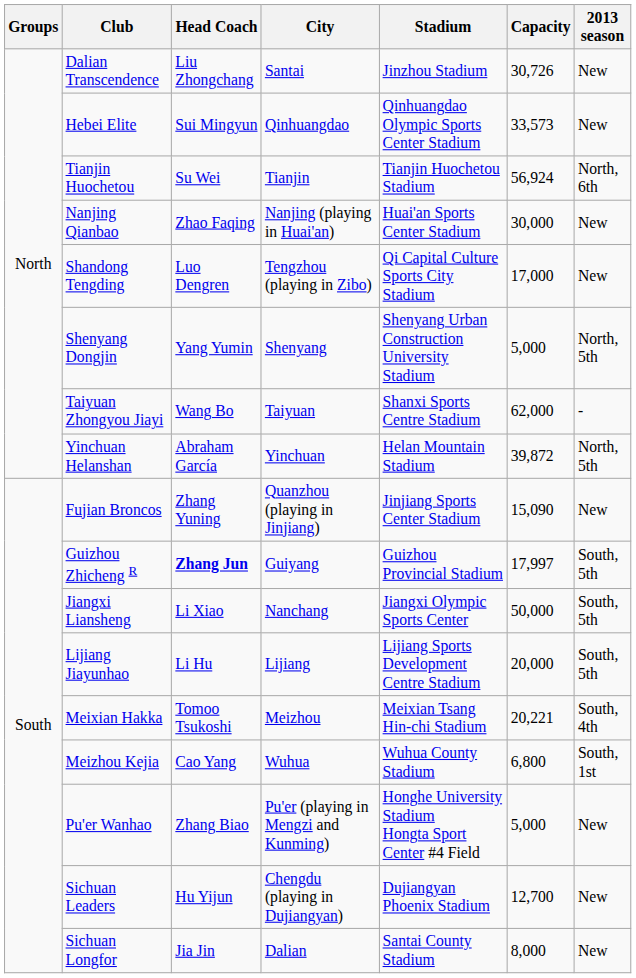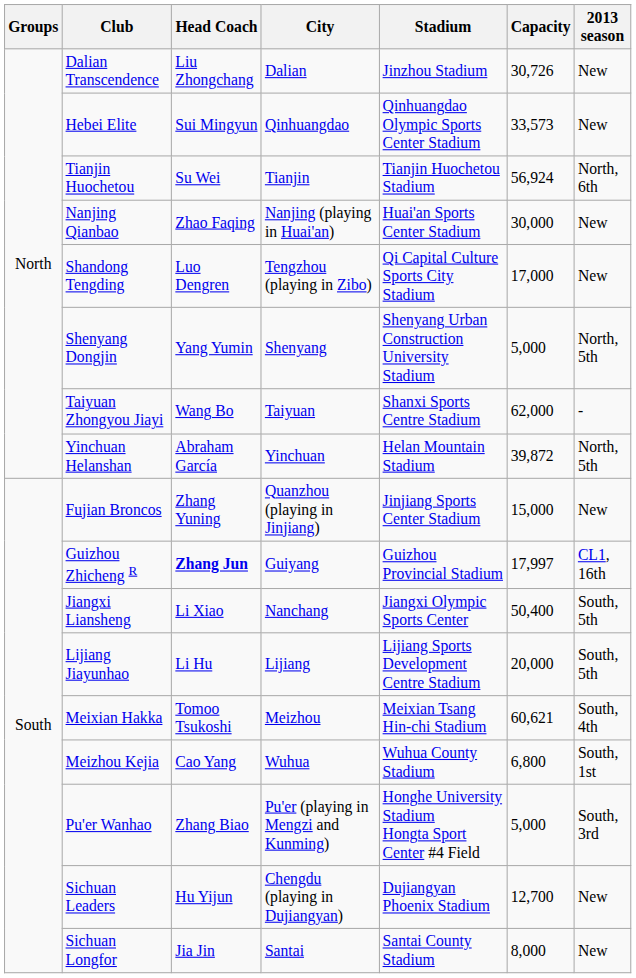(284, 71) Santai -> (286, 71) Dalian
(532, 509) 15,090 -> (532, 509) 15,000
(598, 564) South, 5th -> (594, 564) CL1, 16th
(532, 610) 50,000 -> (532, 610) 50,400
(532, 717) 20,221 -> (532, 717) 60,621
(593, 825) New -> (598, 825) South, 3rd
(286, 950) Dalian -> (284, 950) Santai
